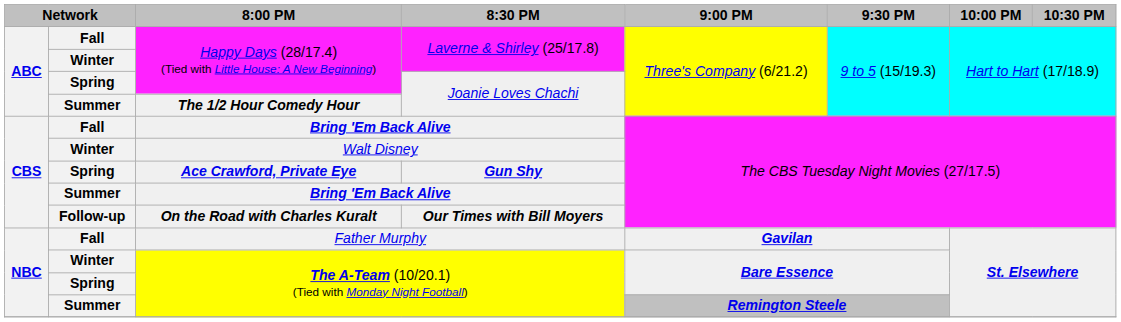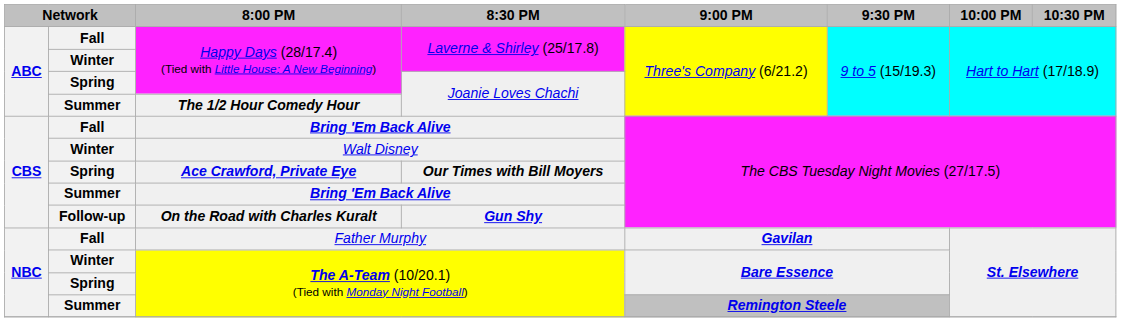(513, 171) Gun Shy -> (513, 171) Our Times with Bill Moyers
(513, 216) Our Times with Bill Moyers -> (513, 216) Gun Shy
